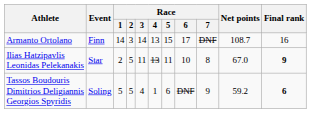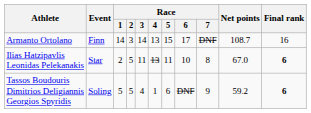(284, 60) 9 -> (284, 60) 6
